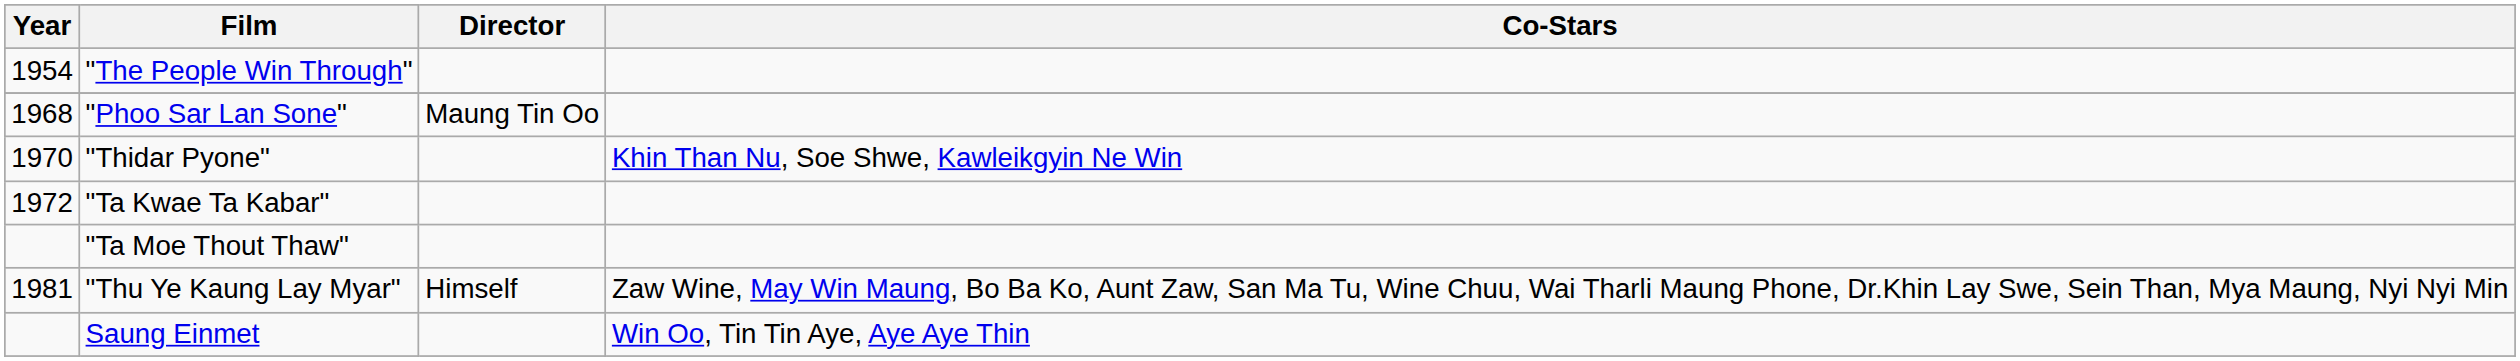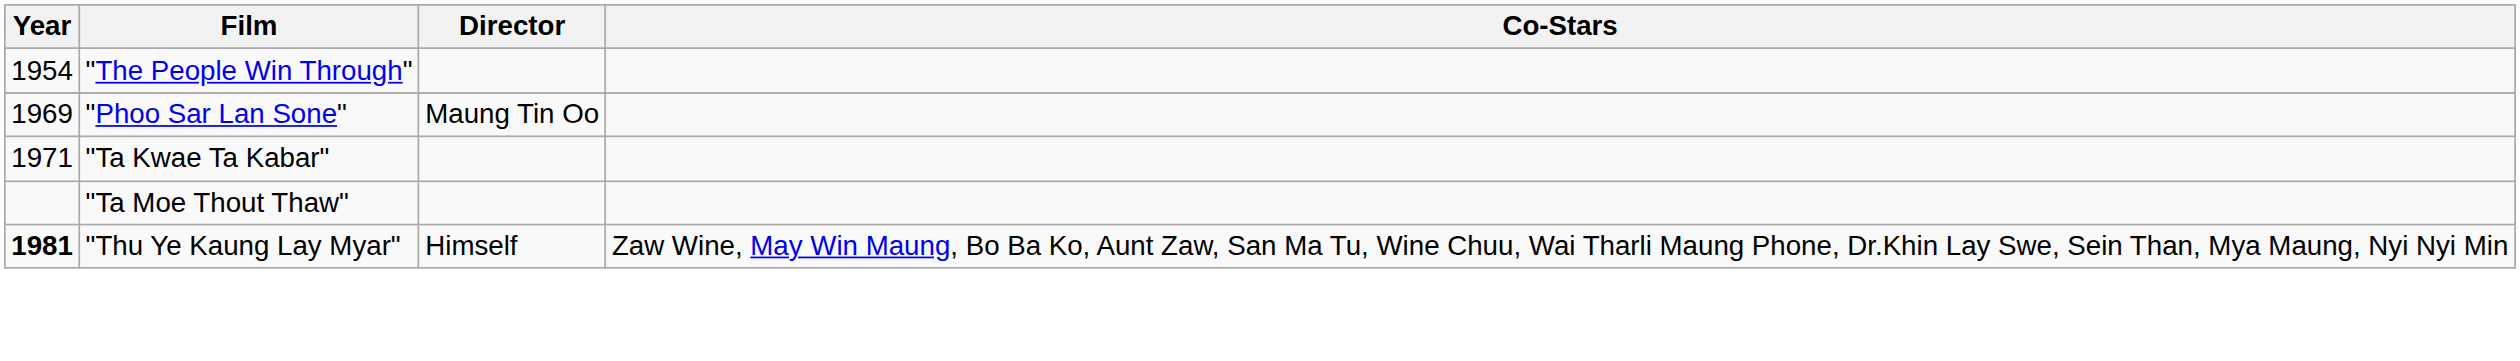(42, 114) 1968 -> (42, 114) 1969
- row: (178, 158)
(42, 202) 1972 -> (42, 158) 1971
(42, 289) normal -> (42, 245) bold
- row: (173, 333)
